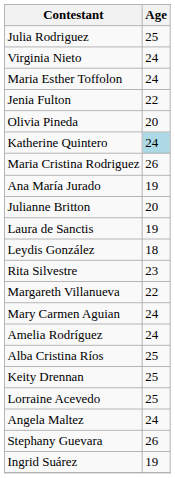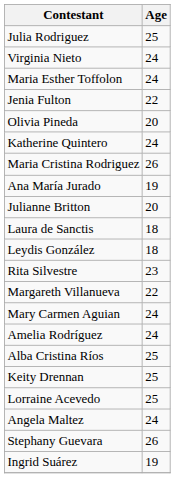(152, 143) lightblue background -> (152, 143) no background
(152, 228) 19 -> (152, 228) 18
